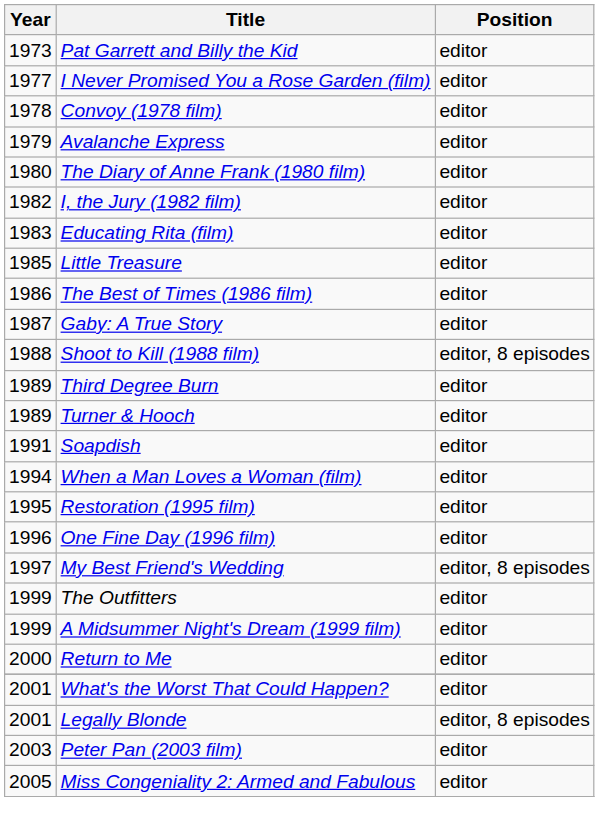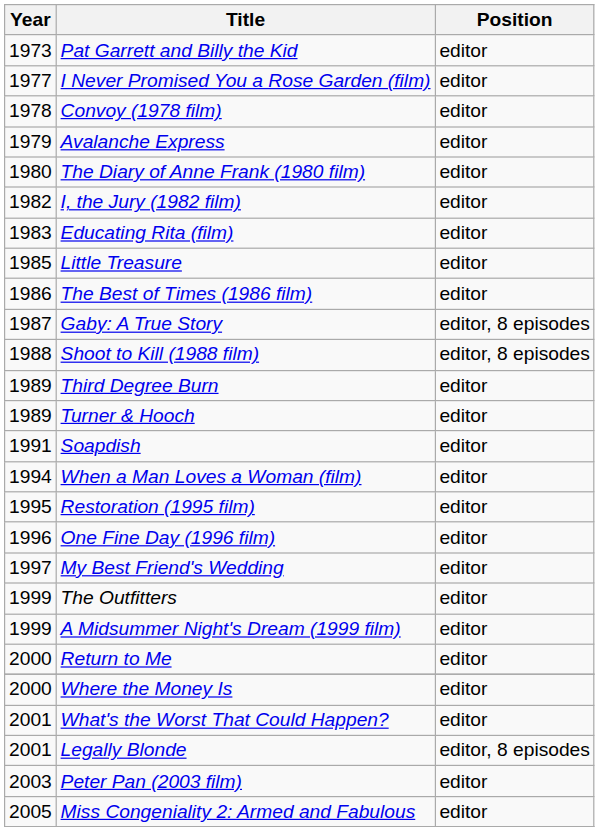(463, 324) editor -> (515, 324) editor, 8 episodes
(515, 567) editor, 8 episodes -> (463, 567) editor
+ row: (146, 689)
